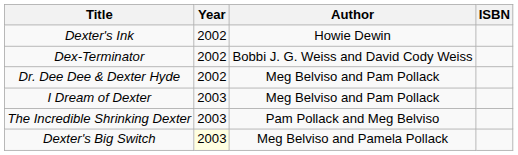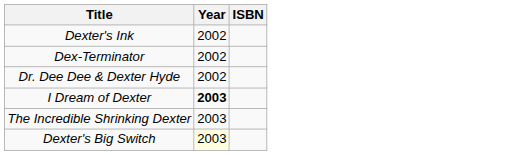- column: (353, 14)
(212, 98) normal -> (212, 98) bold
